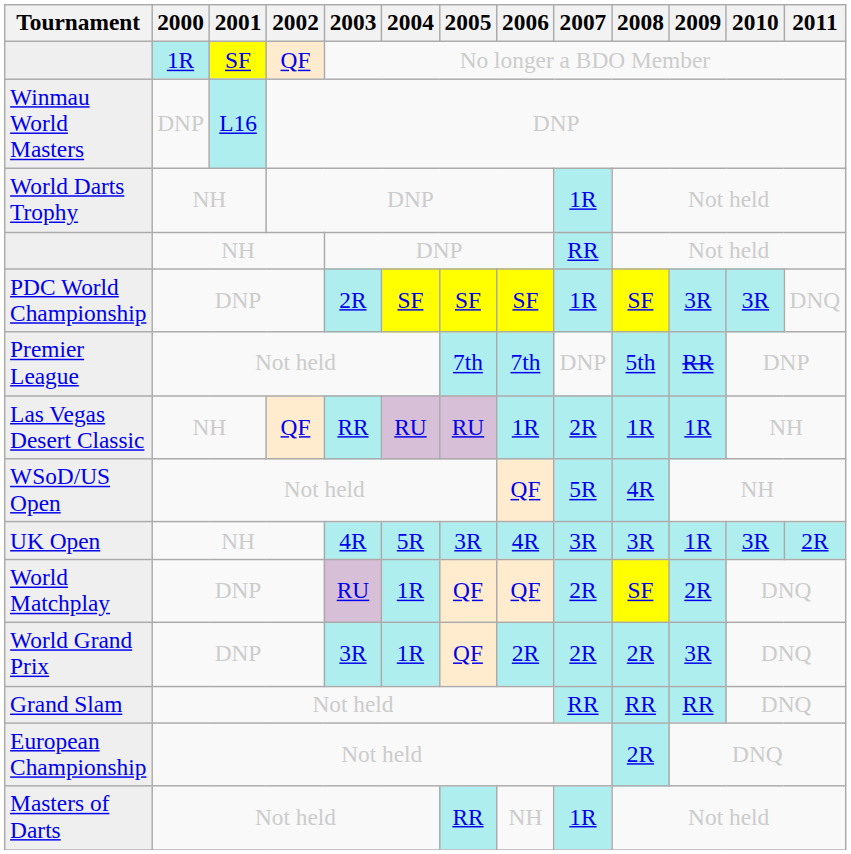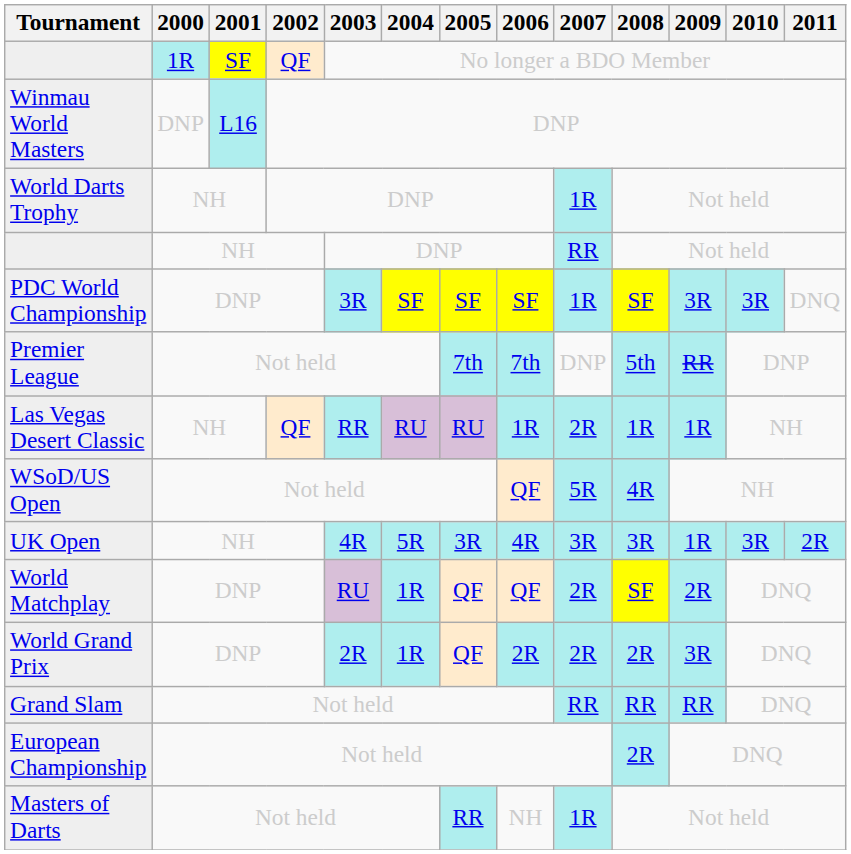(353, 300) 2R -> (353, 300) 3R
(353, 653) 3R -> (353, 653) 2R
